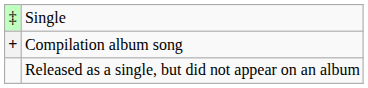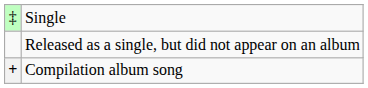rows swapped: (104, 44) <-> (192, 70)
